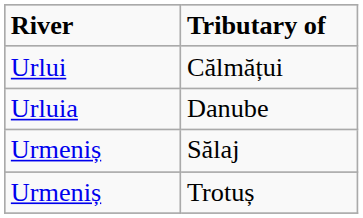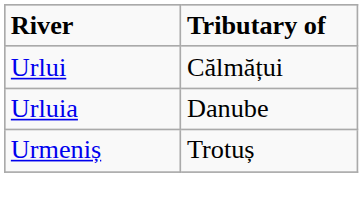- row: (213, 150)
